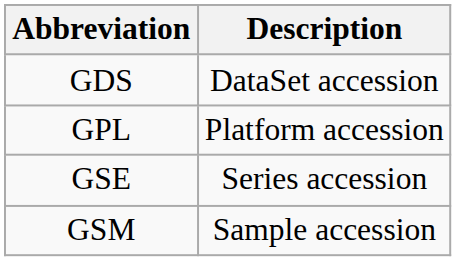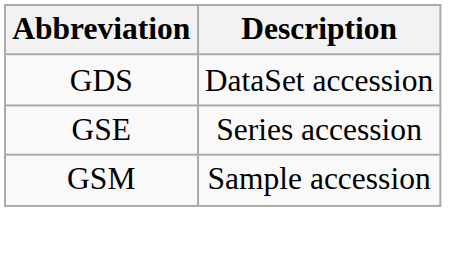- row: (101, 129)
